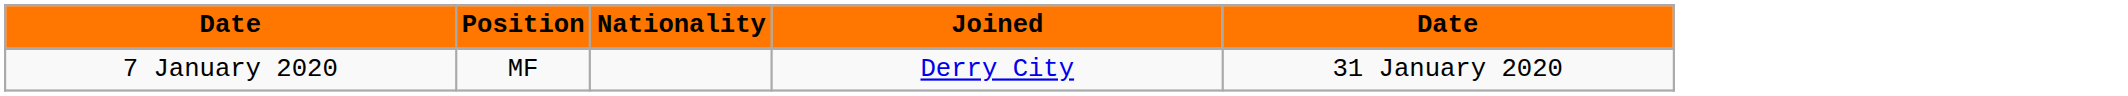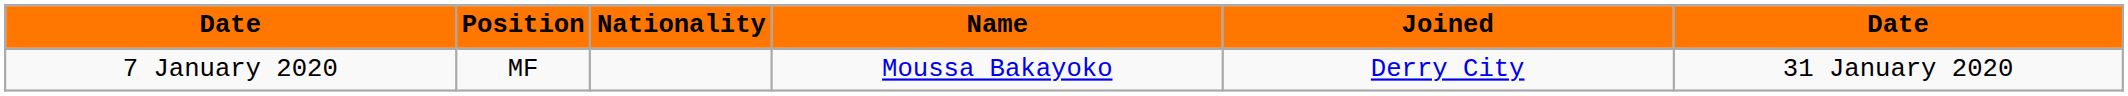+ column: (997, 26)
